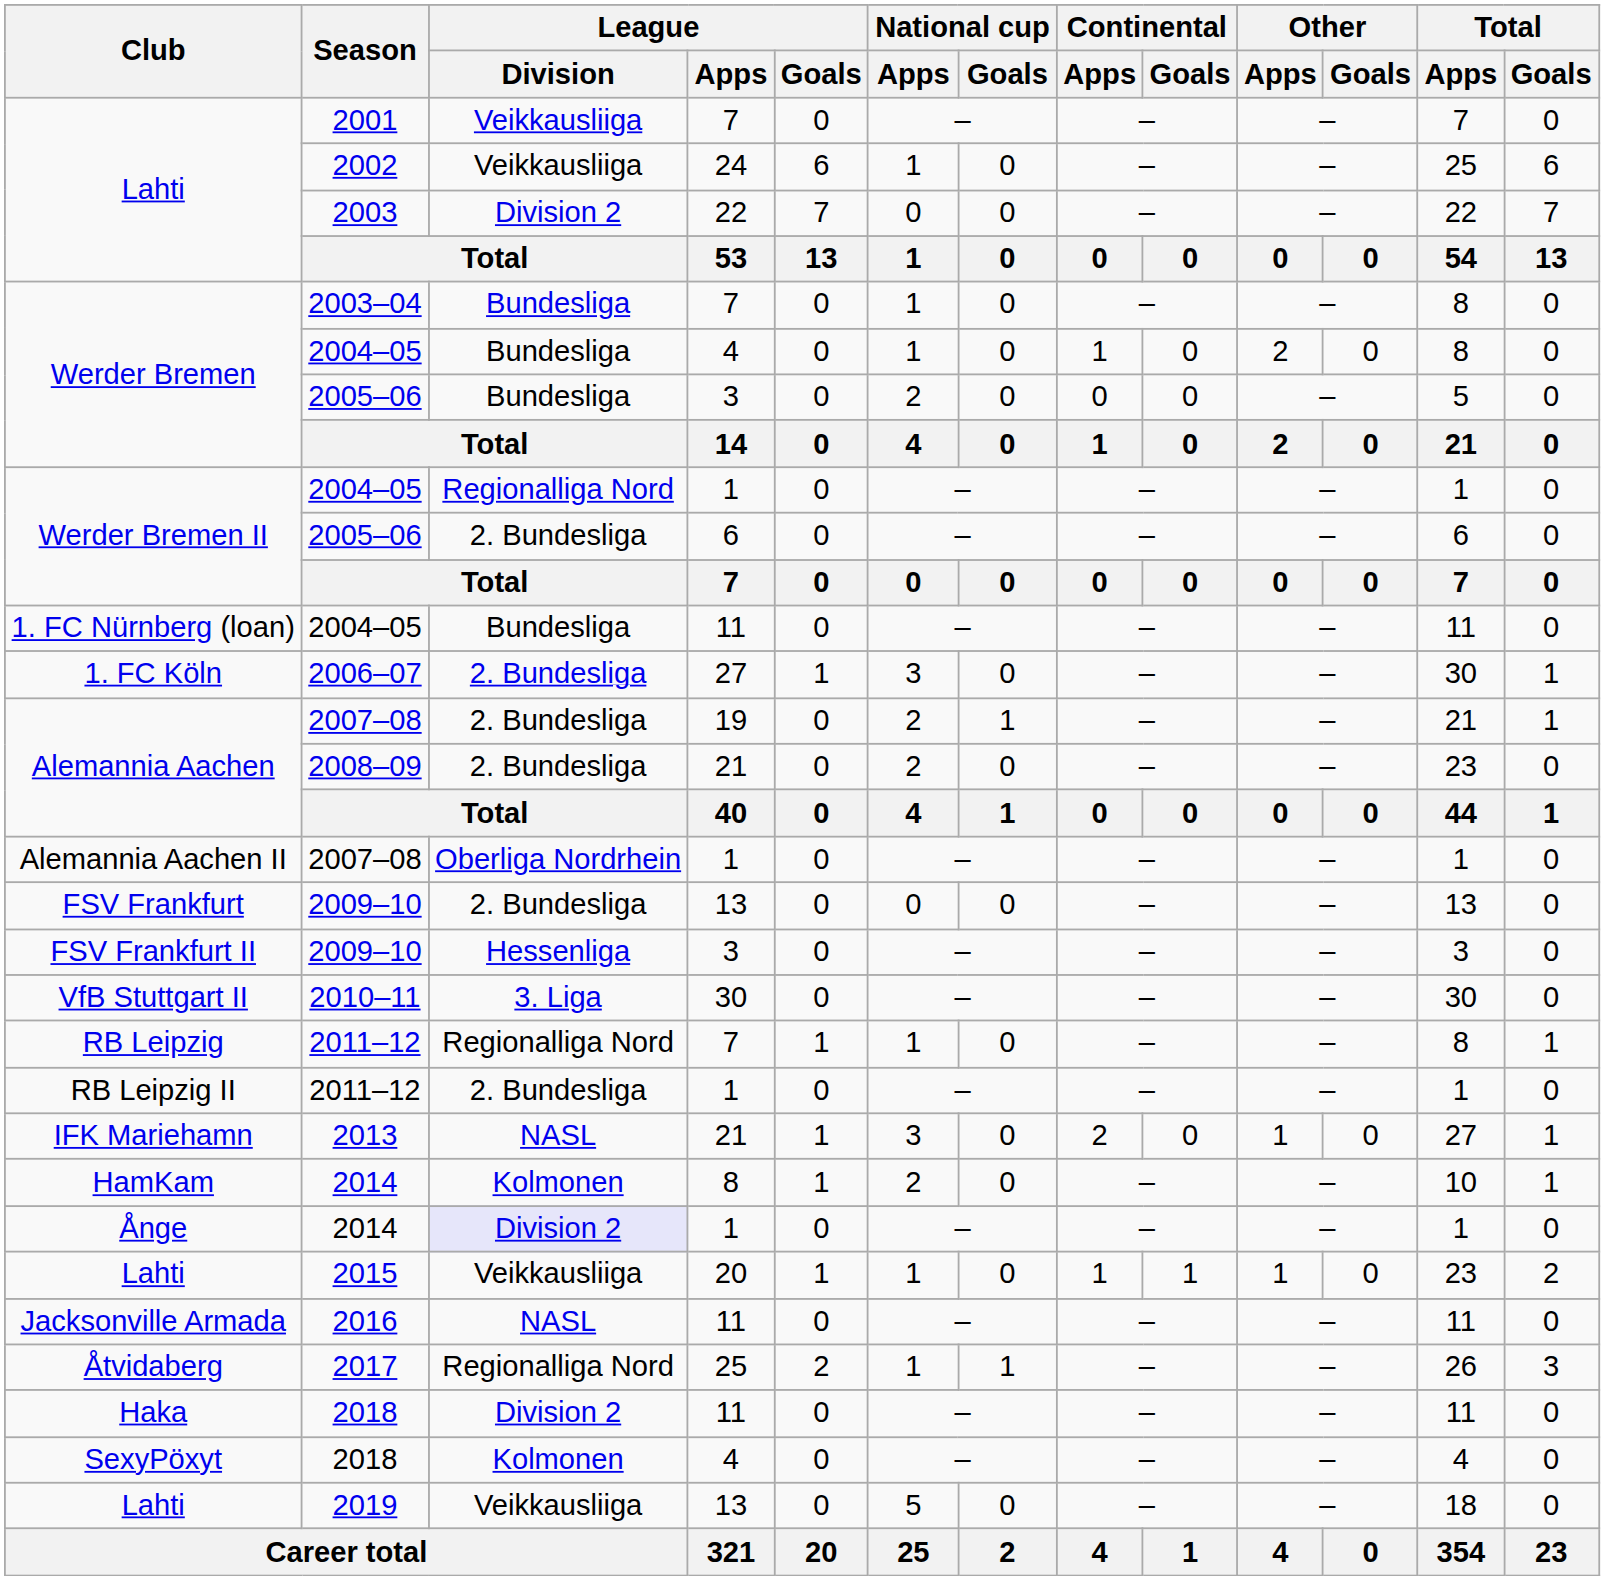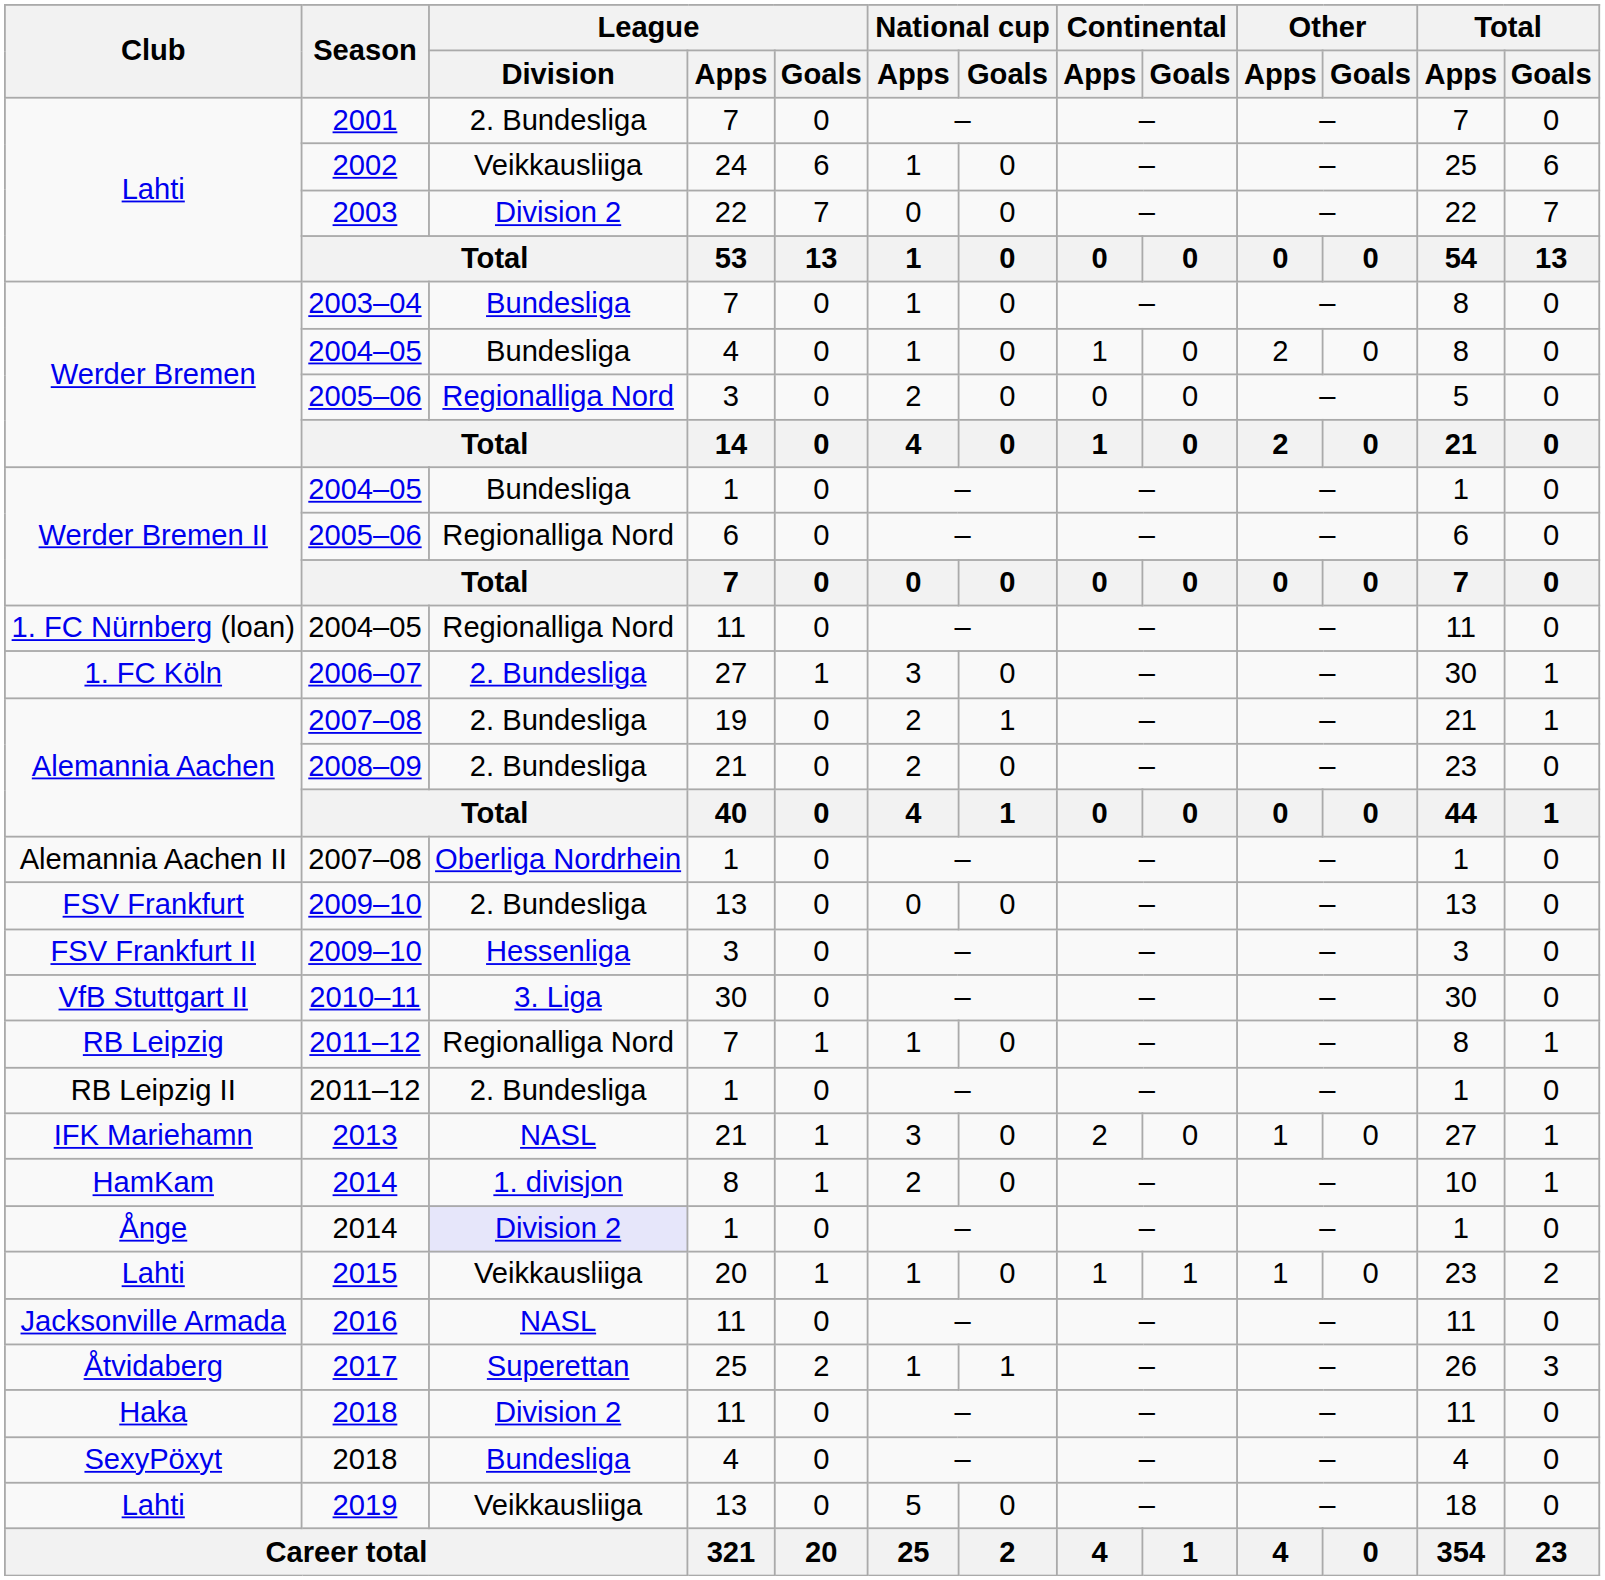(558, 119) Veikkausliiga -> (558, 119) 2. Bundesliga
(558, 397) Bundesliga -> (558, 397) Regionalliga Nord
(558, 489) Regionalliga Nord -> (558, 489) Bundesliga
(558, 535) 2. Bundesliga -> (558, 535) Regionalliga Nord
(558, 627) Bundesliga -> (558, 627) Regionalliga Nord
(558, 1182) Kolmonen -> (558, 1182) 1. divisjon
(558, 1366) Regionalliga Nord -> (558, 1366) Superettan
(558, 1459) Kolmonen -> (558, 1459) Bundesliga
